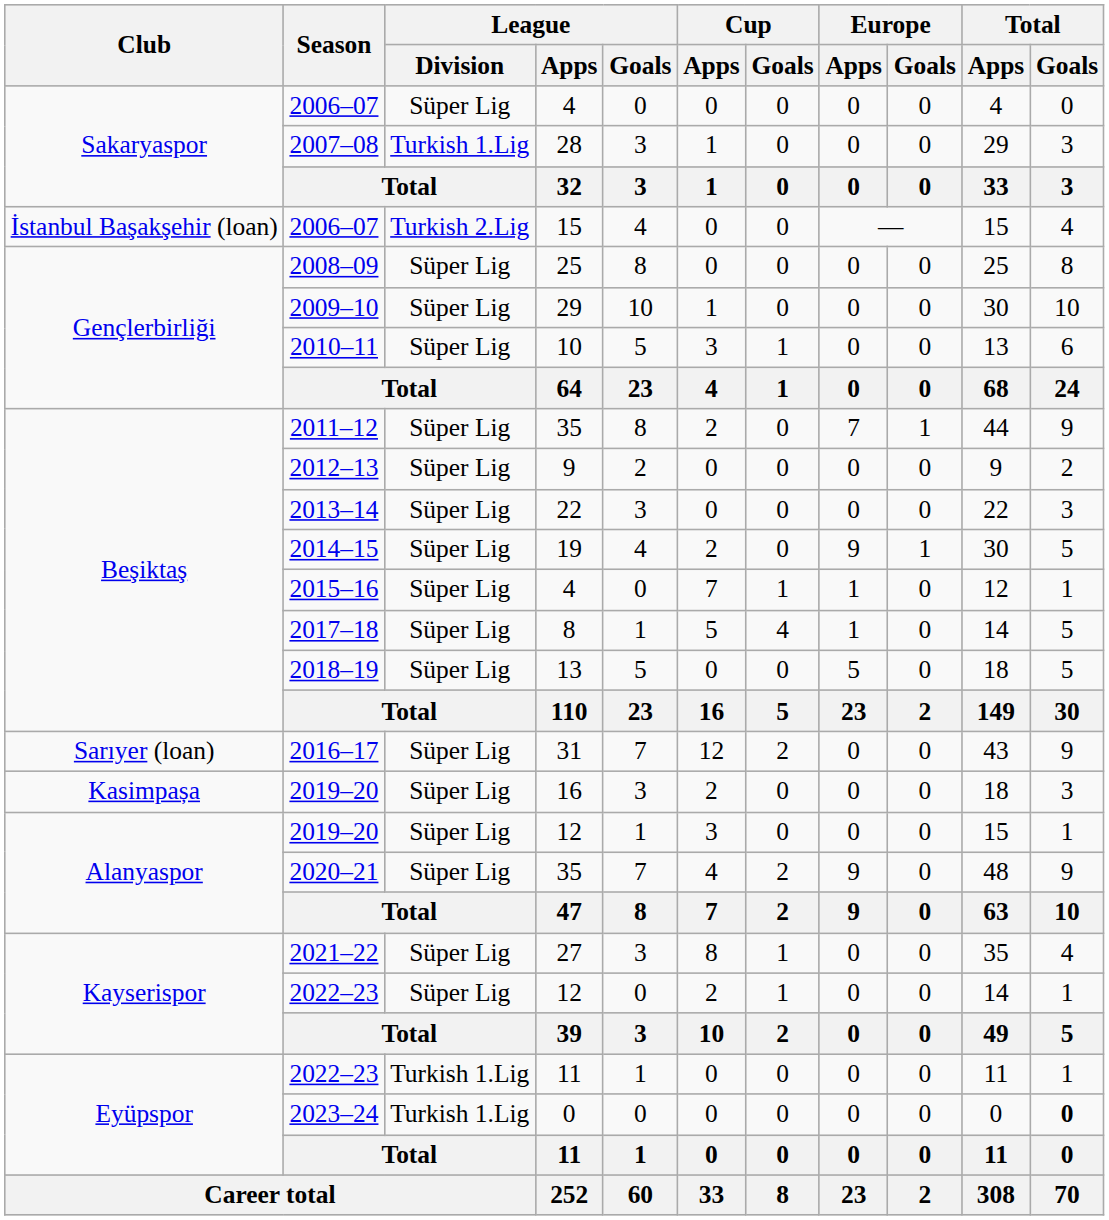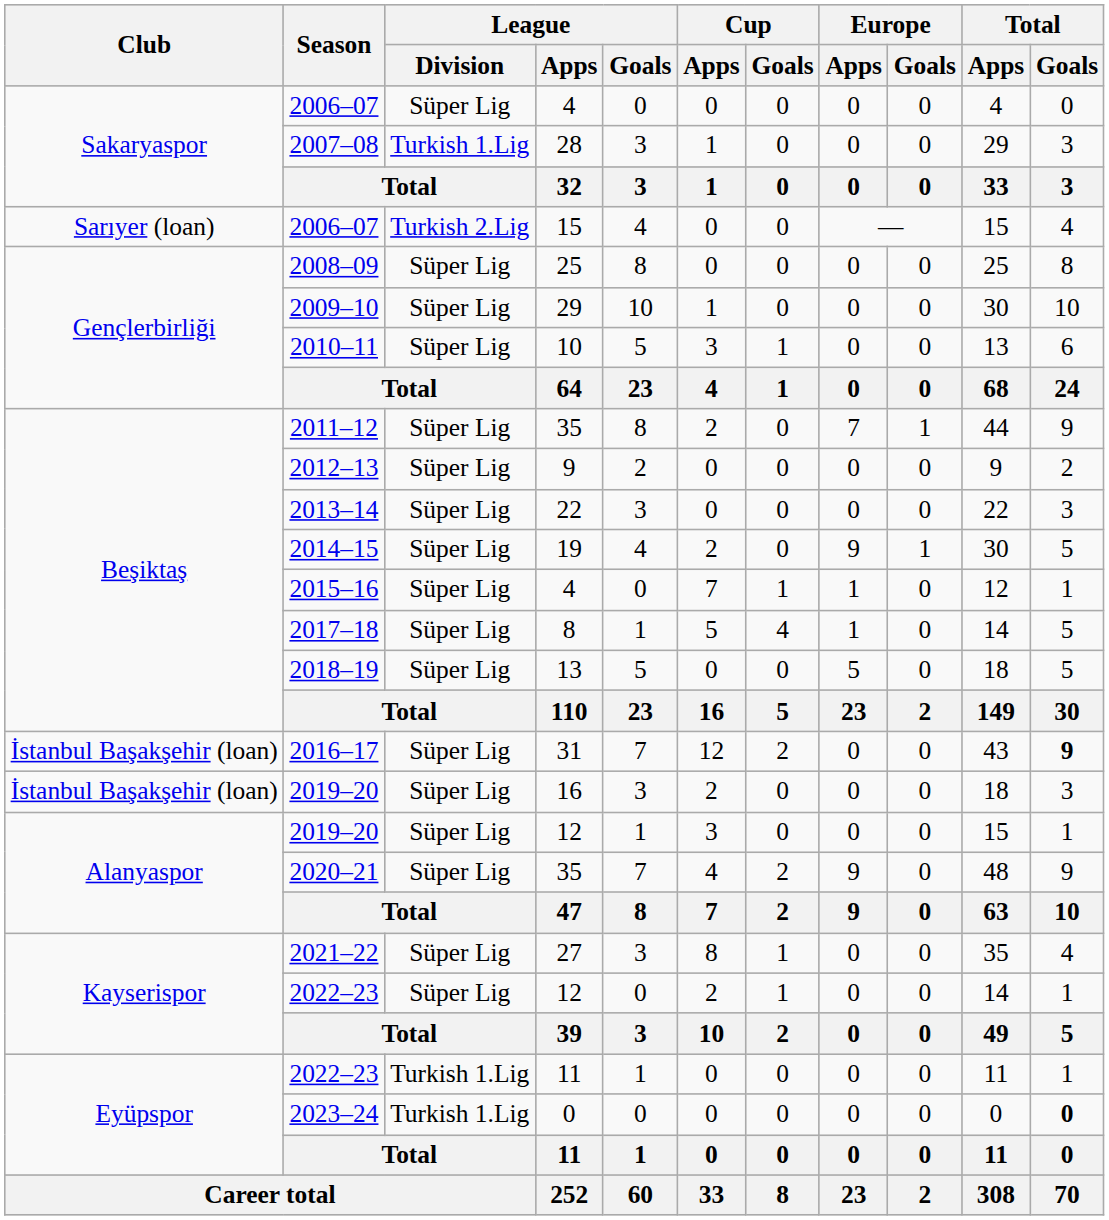(144, 226) İstanbul Başakşehir (loan) -> (144, 226) Sarıyer (loan)
(144, 750) Sarıyer (loan) -> (144, 750) İstanbul Başakşehir (loan)
(1067, 750) normal -> (1067, 750) bold
(144, 791) Kasimpașa -> (144, 791) İstanbul Başakşehir (loan)
